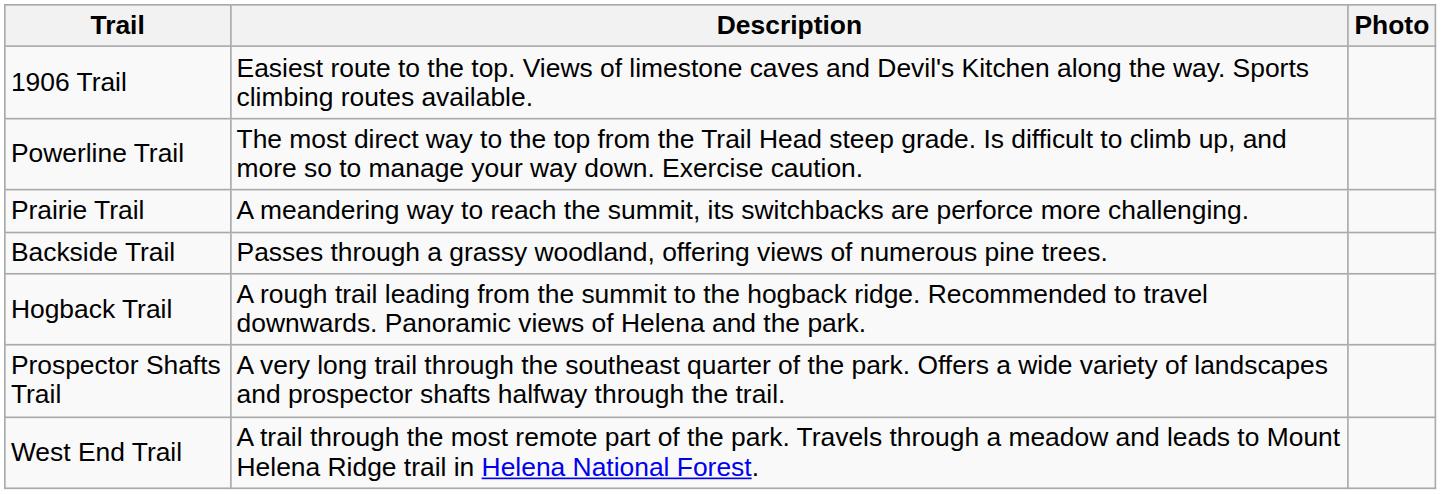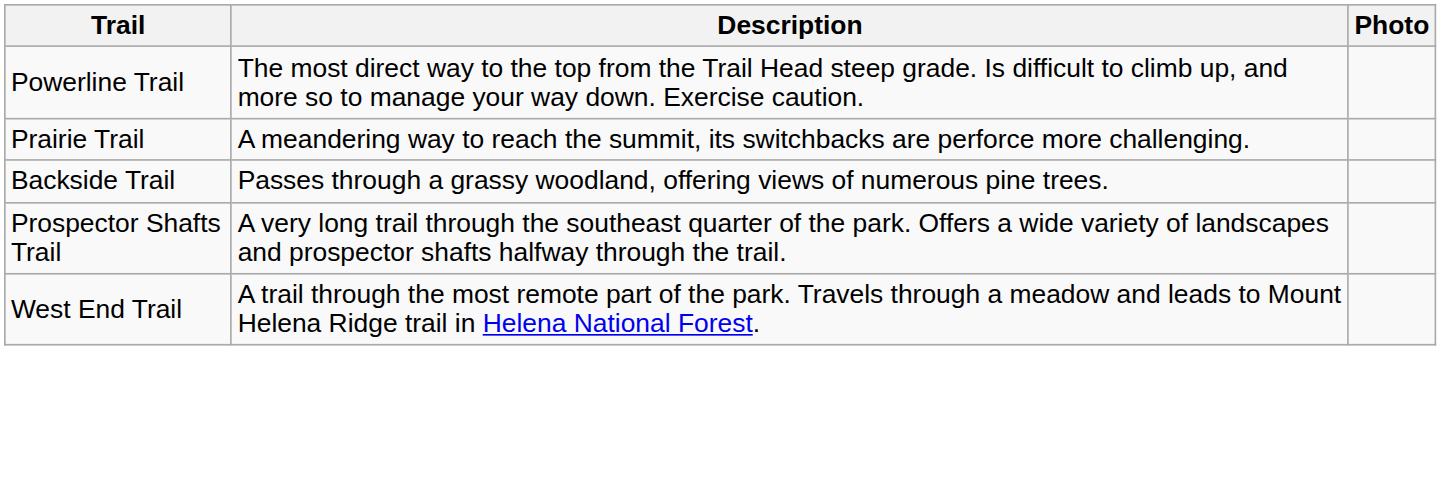- row: (69, 82)
- row: (92, 309)
